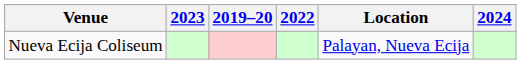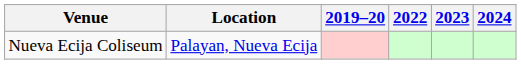columns swapped: (396, 18) <-> (188, 18)
